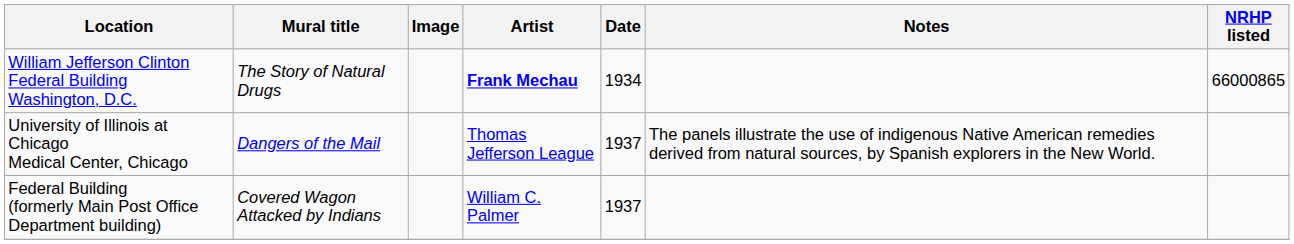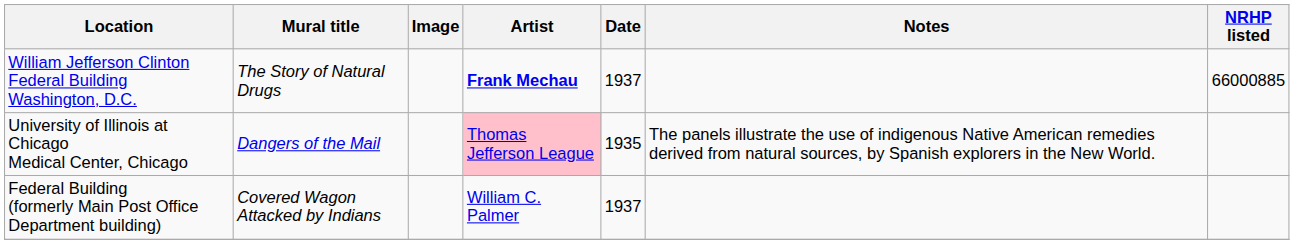(623, 80) 1934 -> (623, 80) 1937
(1248, 80) 66000865 -> (1248, 80) 66000885
(530, 144) no background -> (530, 144) pink background
(623, 144) 1937 -> (623, 144) 1935
